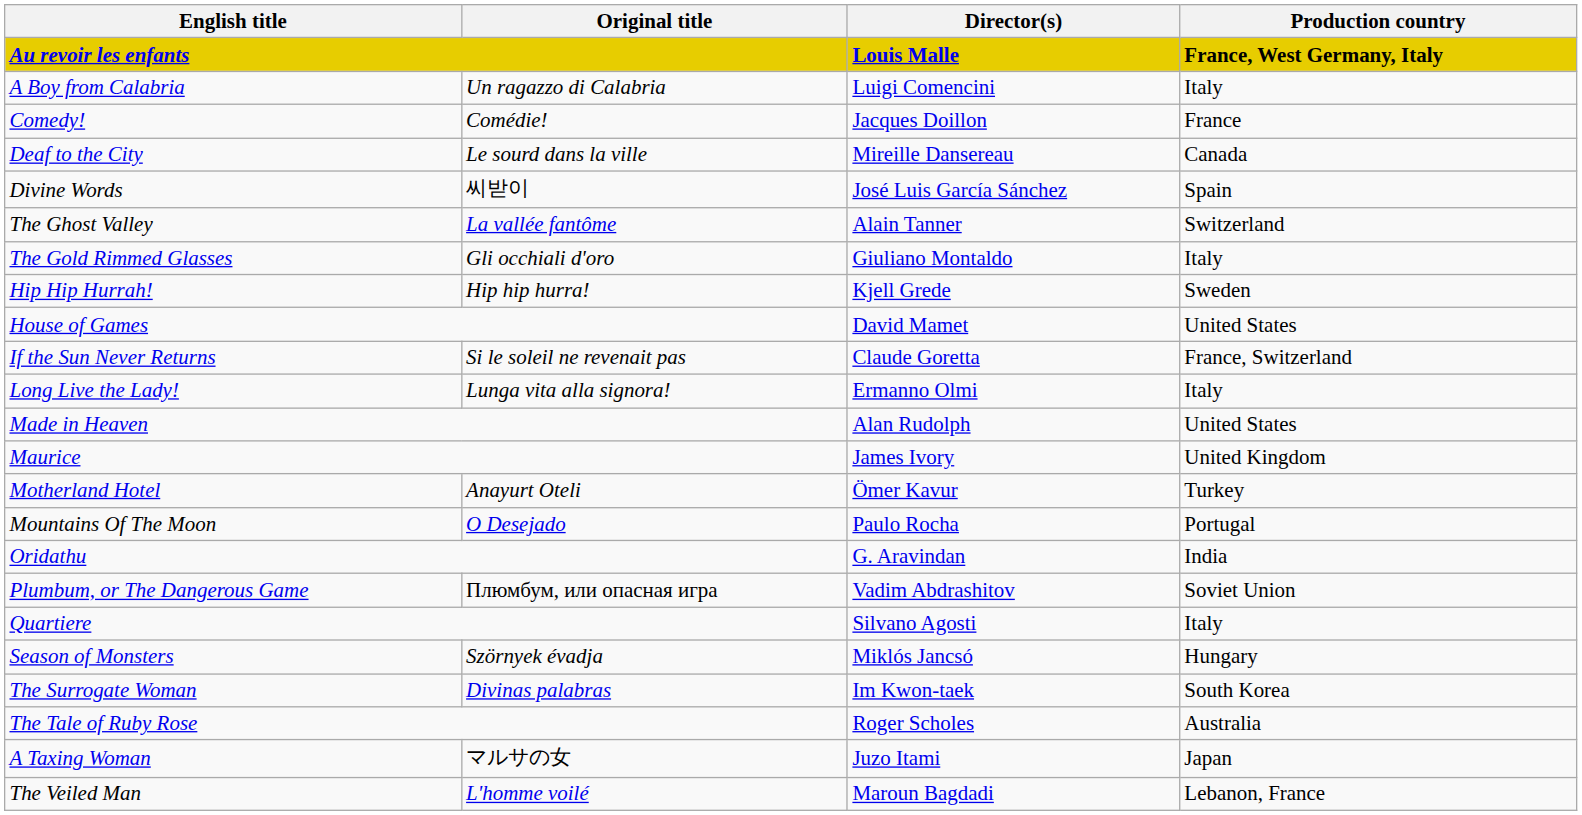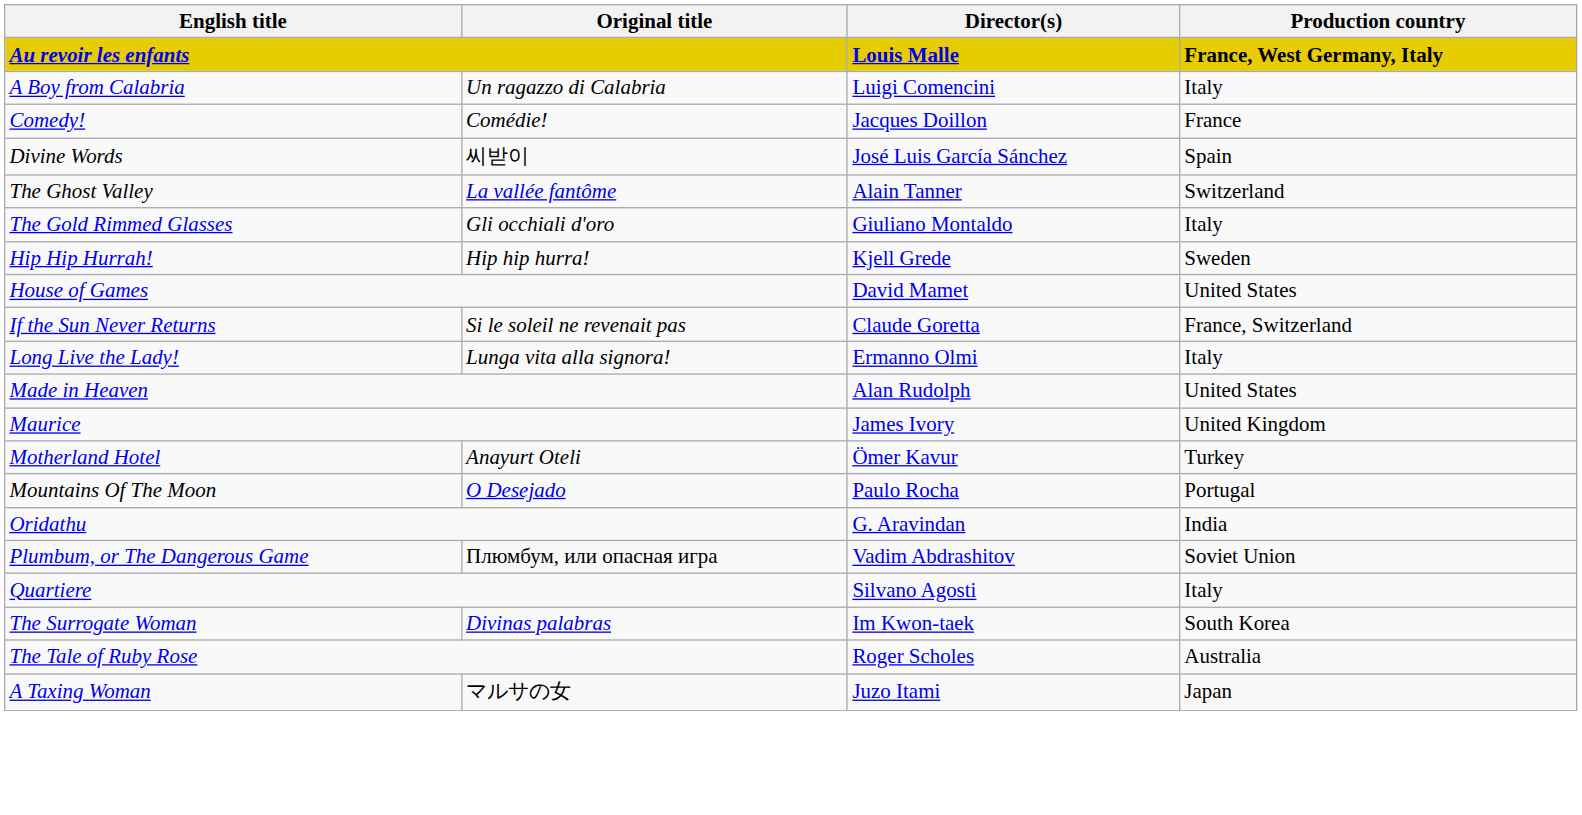- row: (76, 154)
- row: (92, 656)
- row: (75, 793)
